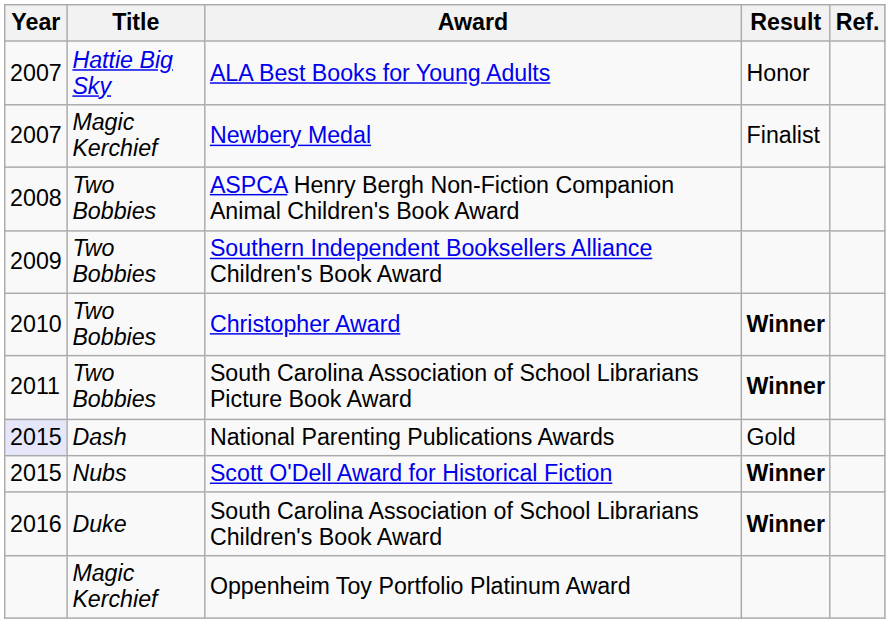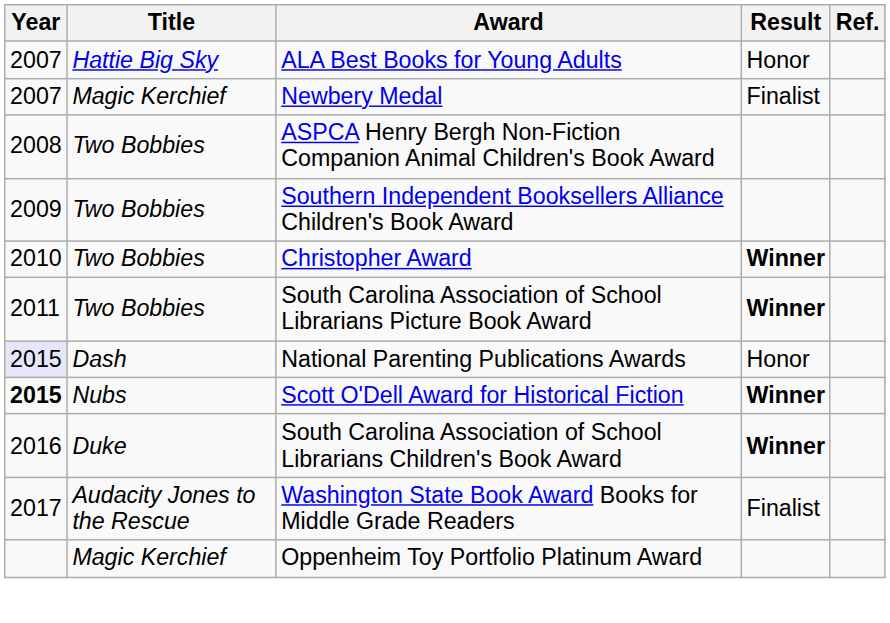(771, 437) Gold -> (778, 358) Honor
(36, 473) normal -> (36, 395) bold
+ row: (490, 508)
